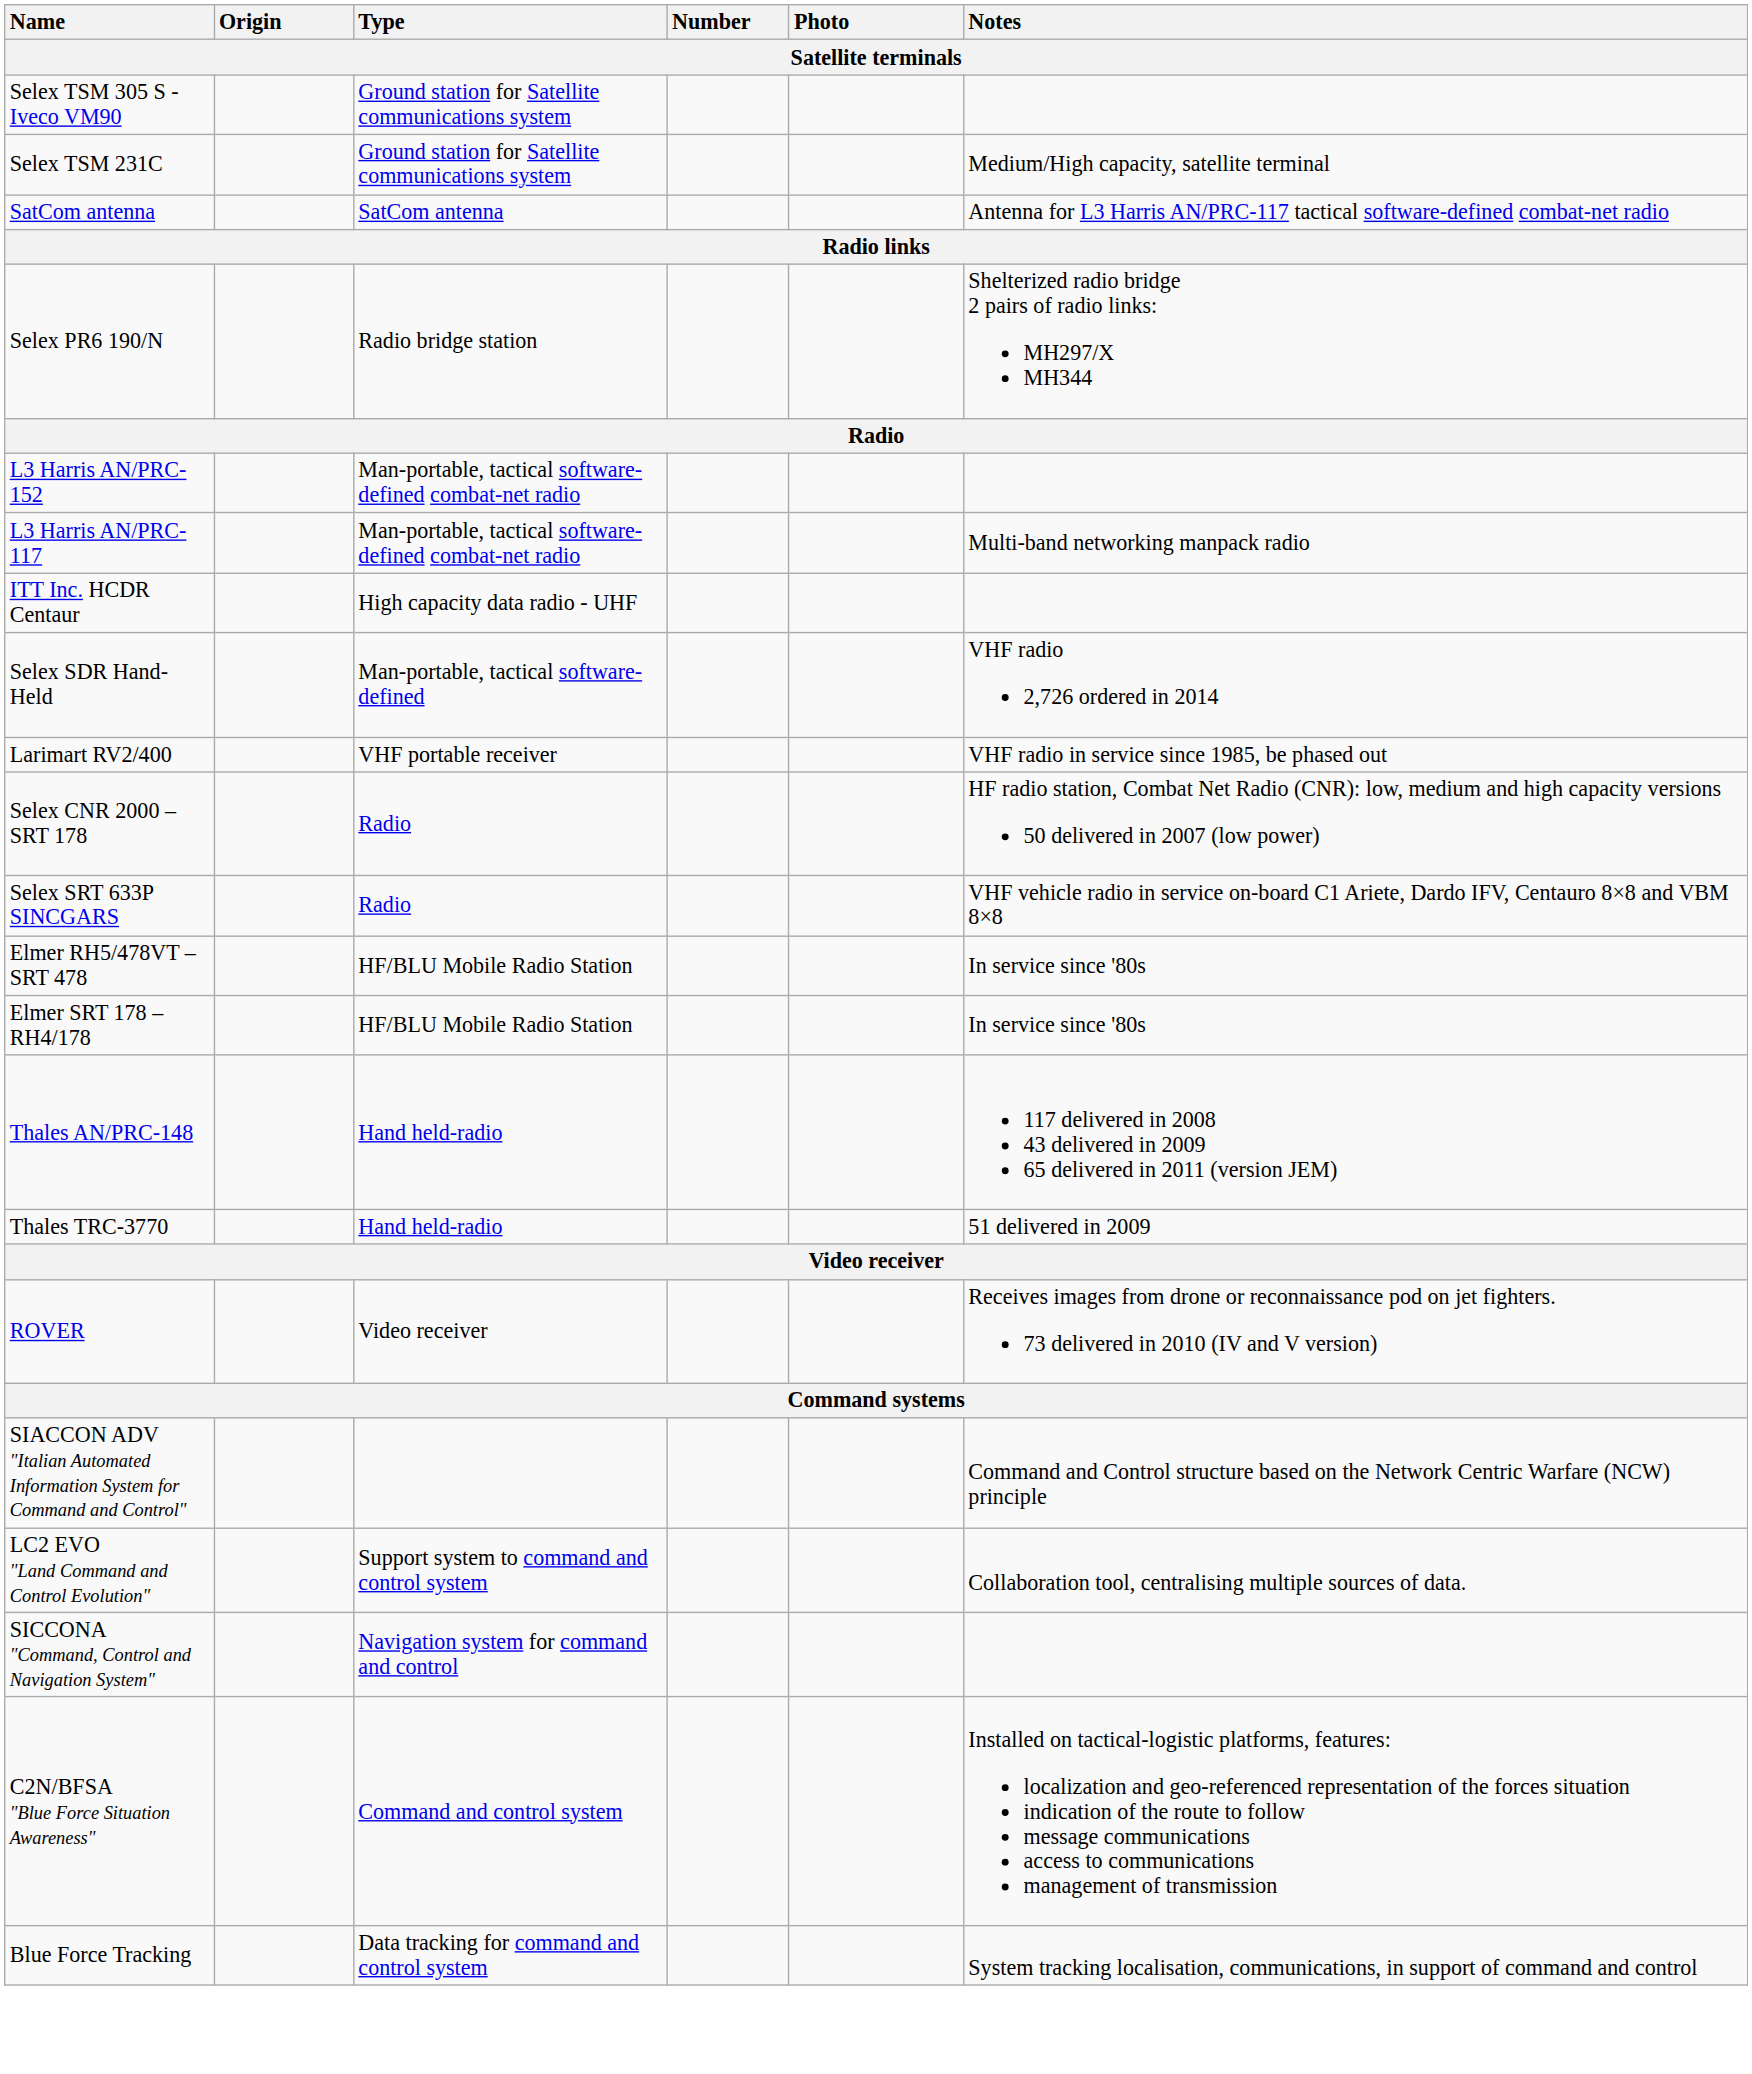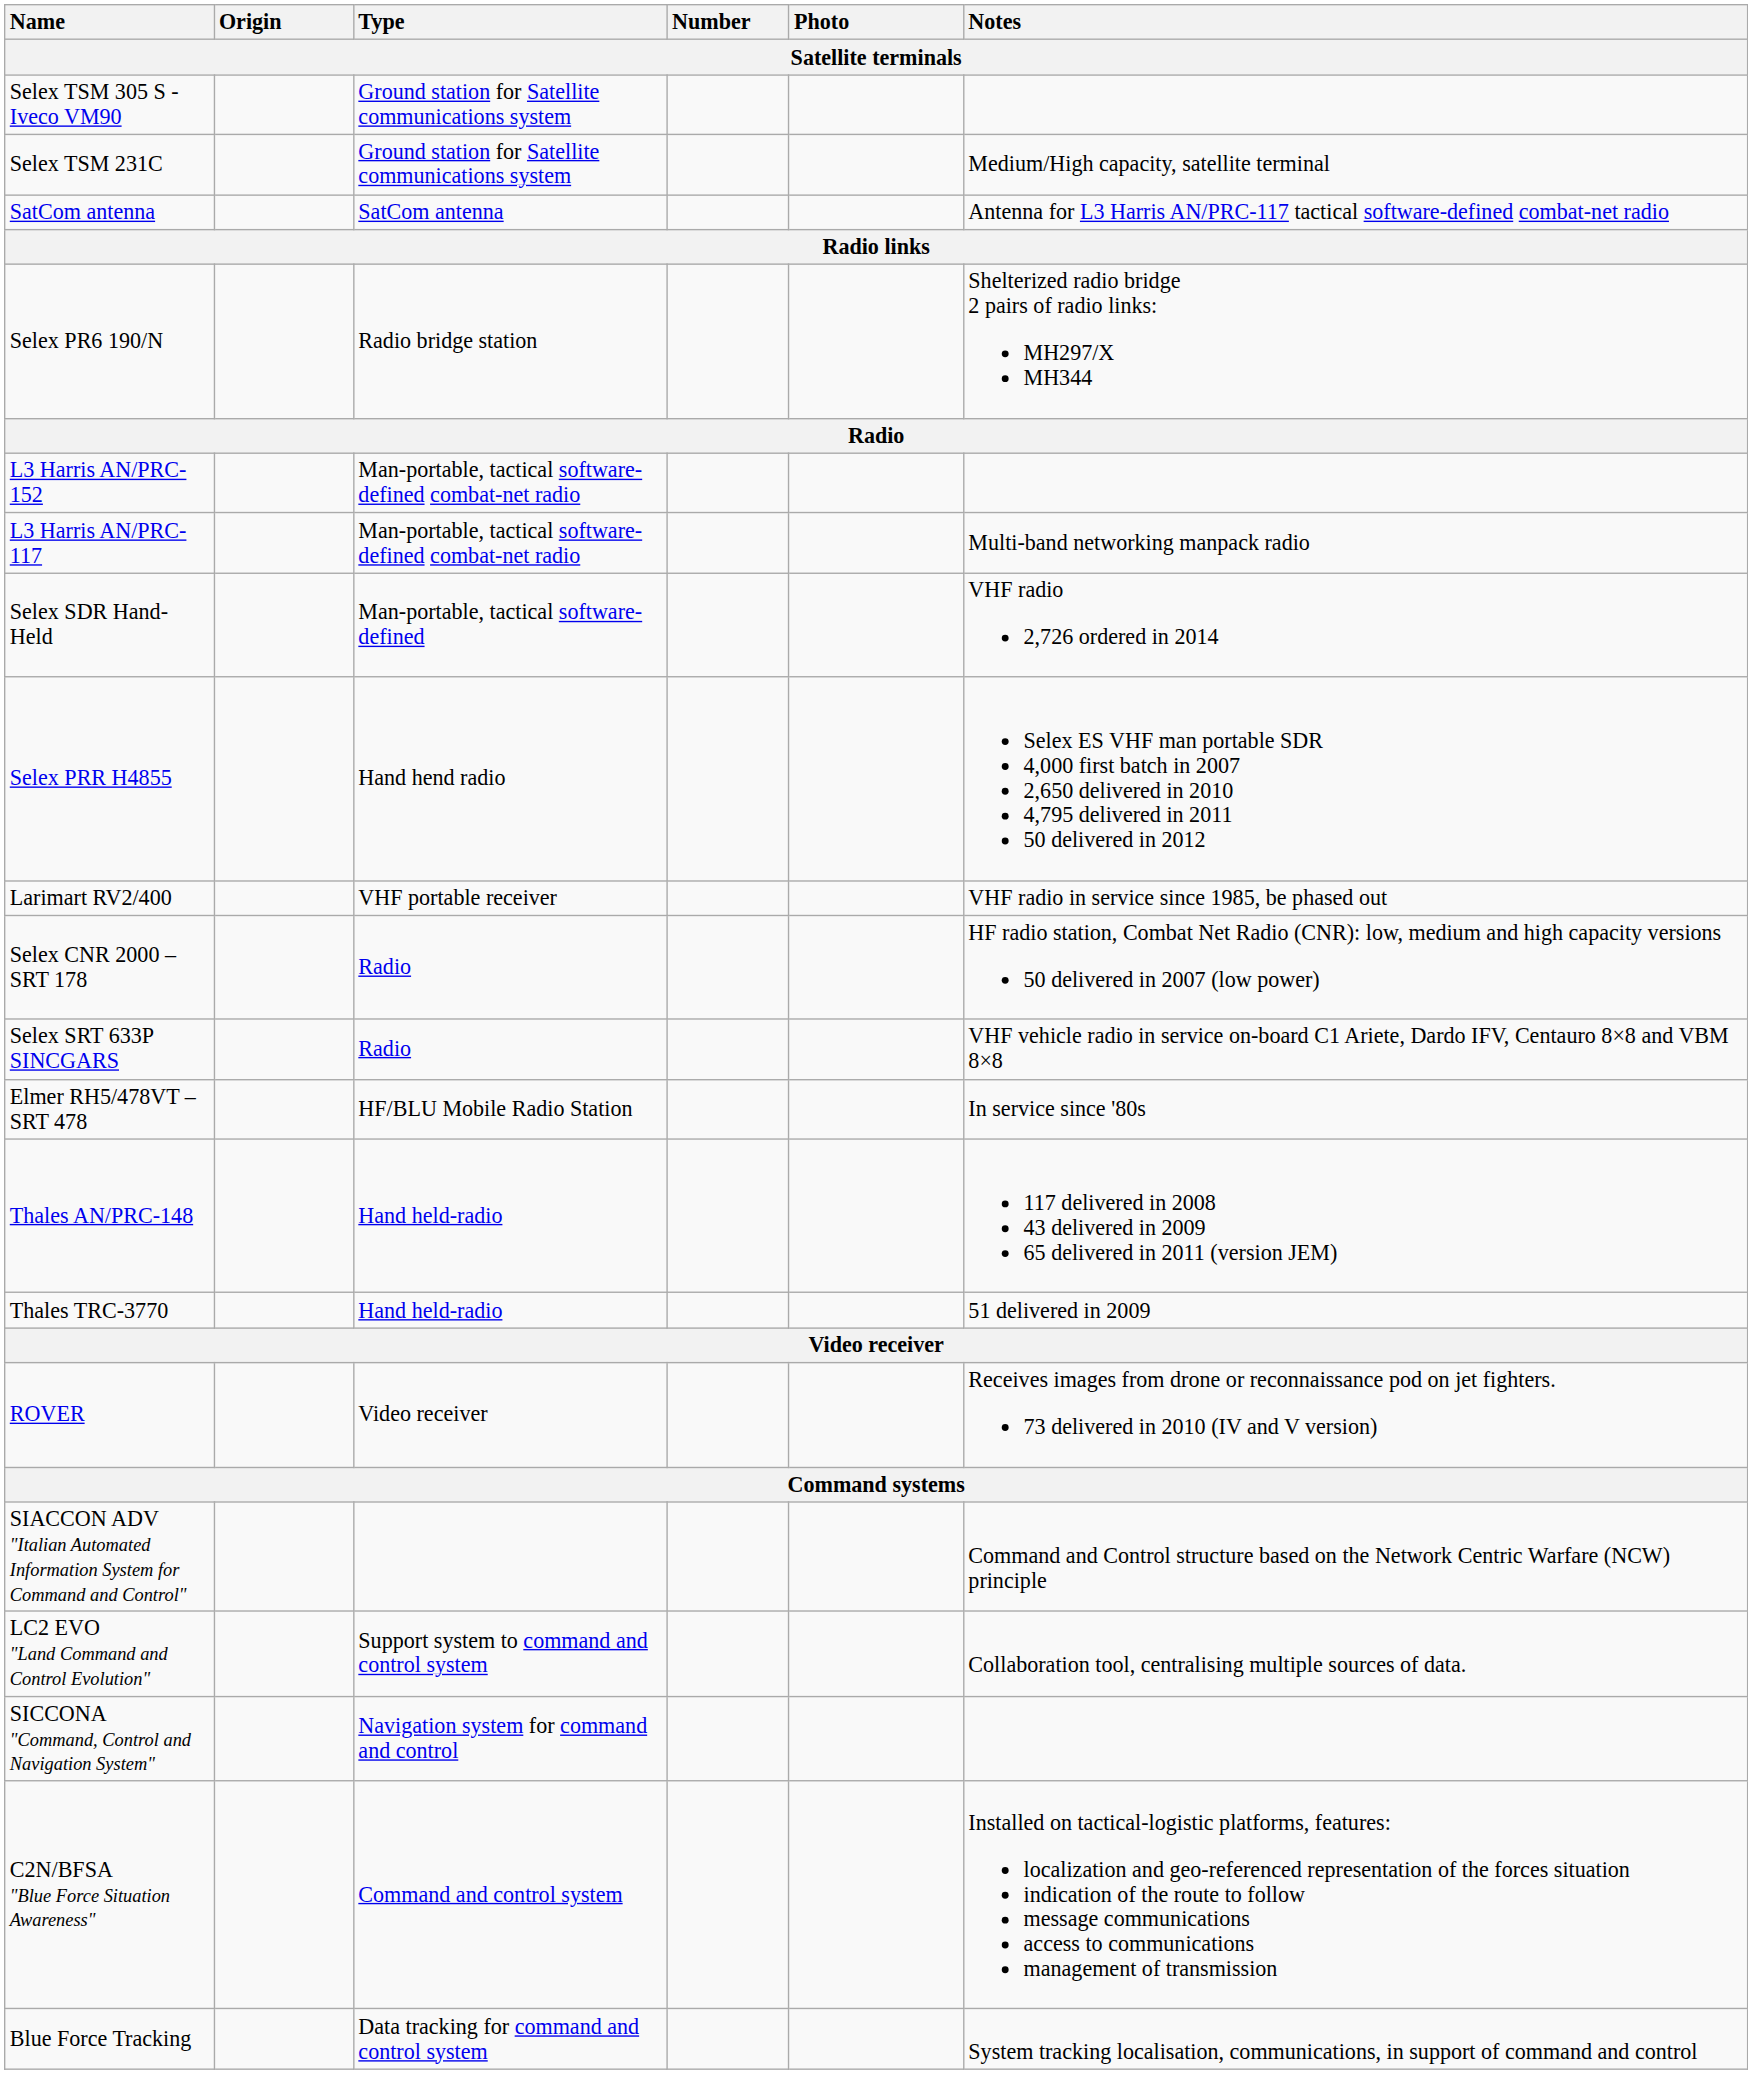- row: (80, 602)
+ row: (91, 778)
- row: (86, 1025)
